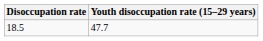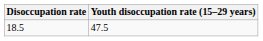(99, 28) 47.7 -> (99, 28) 47.5
